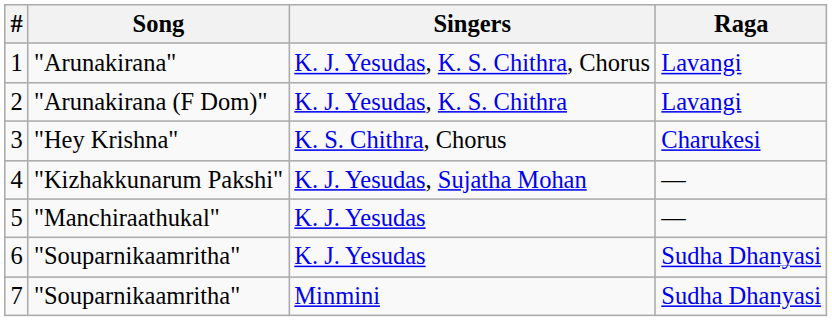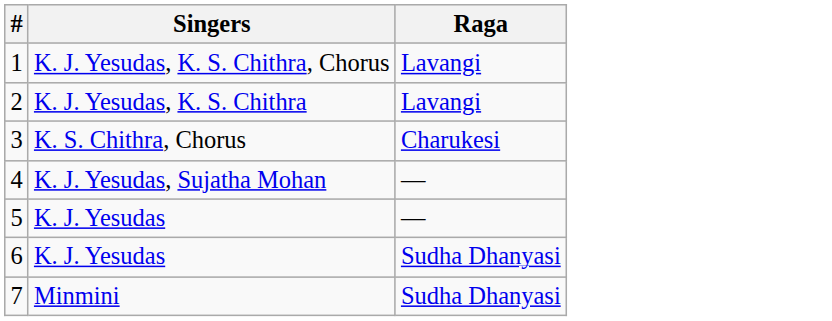- column: (158, 23)
